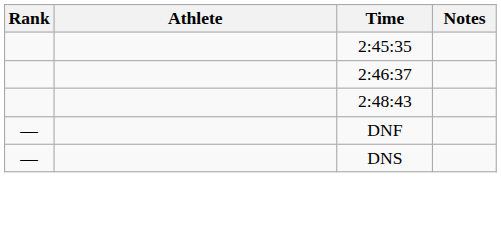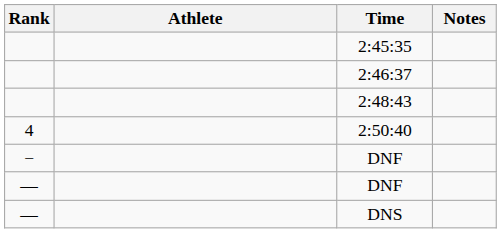+ row: (29, 130)
+ row: (29, 158)
